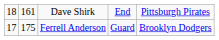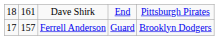(28, 27) 175 -> (28, 27) 157
